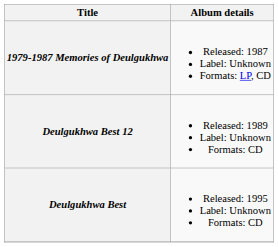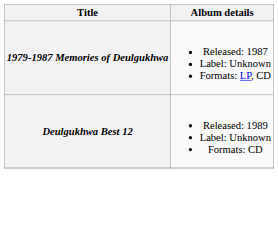- row: (88, 205)
